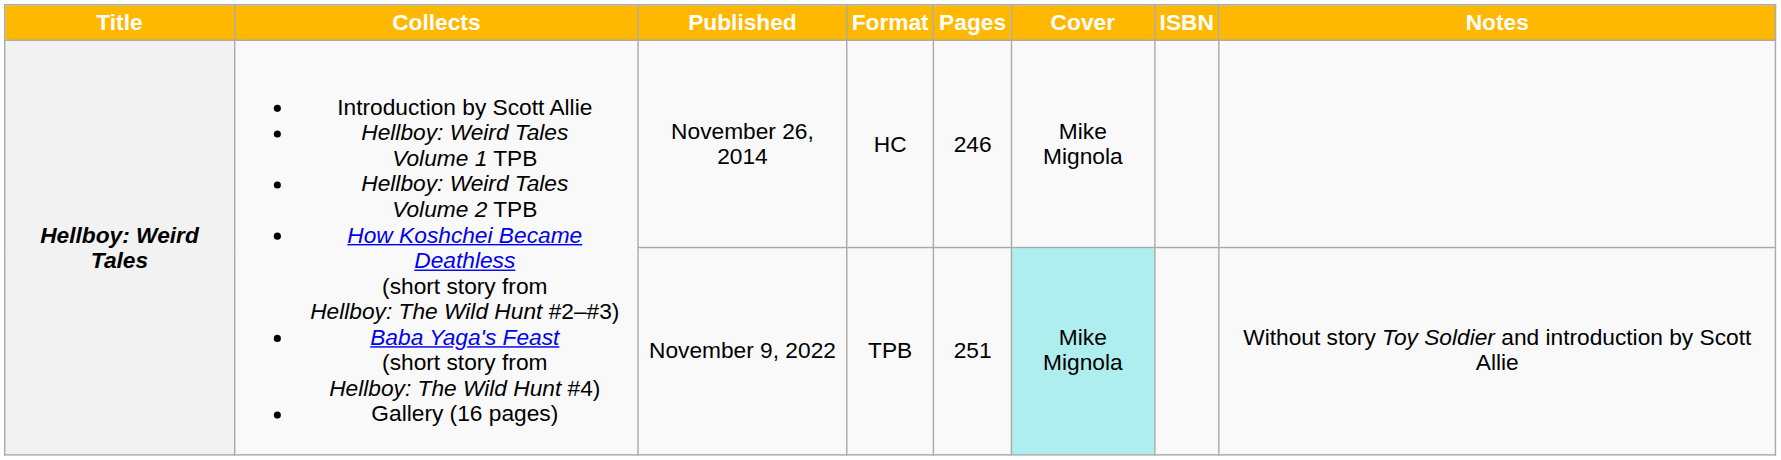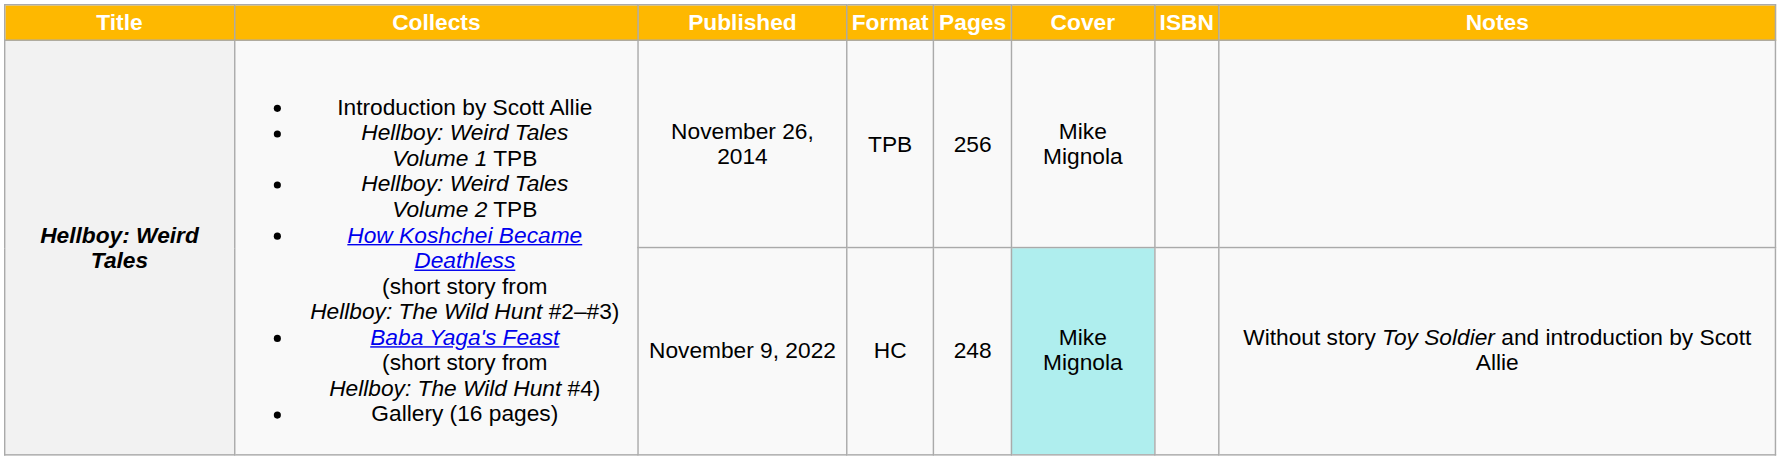(890, 143) HC -> (890, 143) TPB
(973, 143) 246 -> (973, 143) 256
(890, 350) TPB -> (890, 350) HC
(973, 350) 251 -> (973, 350) 248
